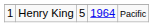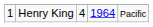(82, 13) 5 -> (82, 13) 4
